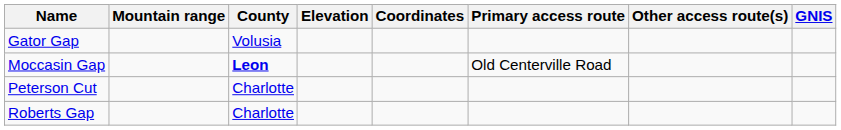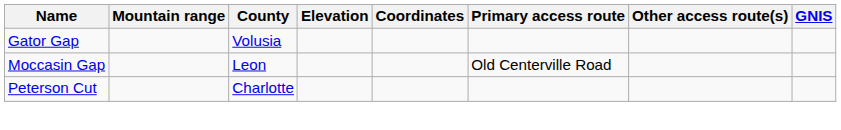(250, 64) bold -> (249, 64) normal
- row: (51, 112)
